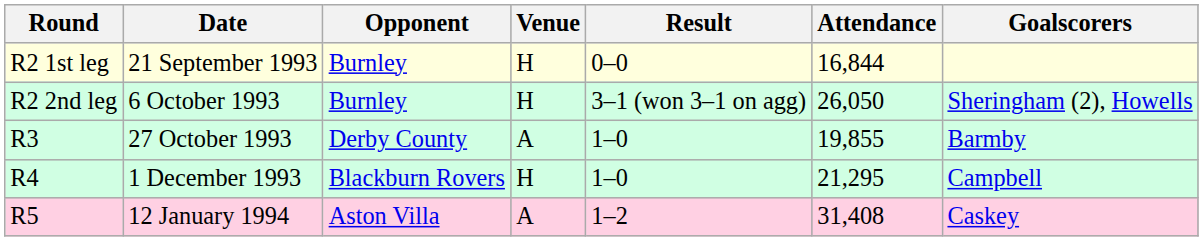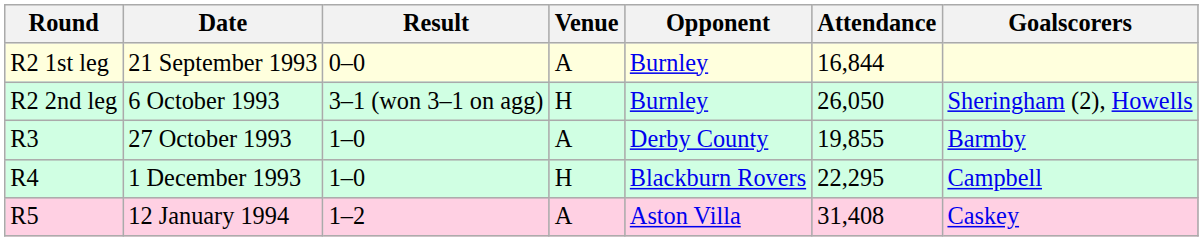columns swapped: (417, 23) <-> (699, 23)
(525, 62) H -> (563, 62) A
(851, 178) 21,295 -> (851, 178) 22,295
